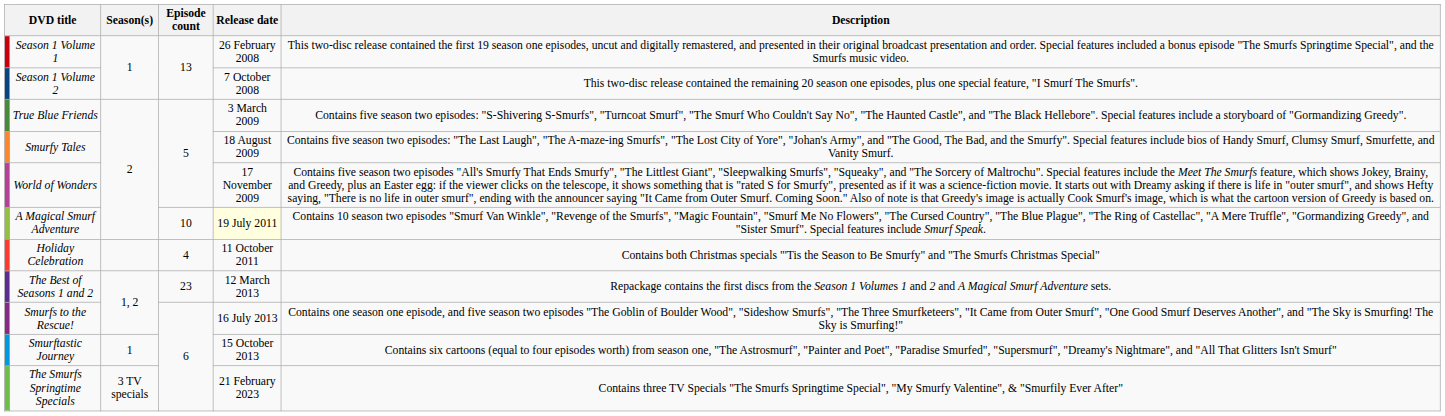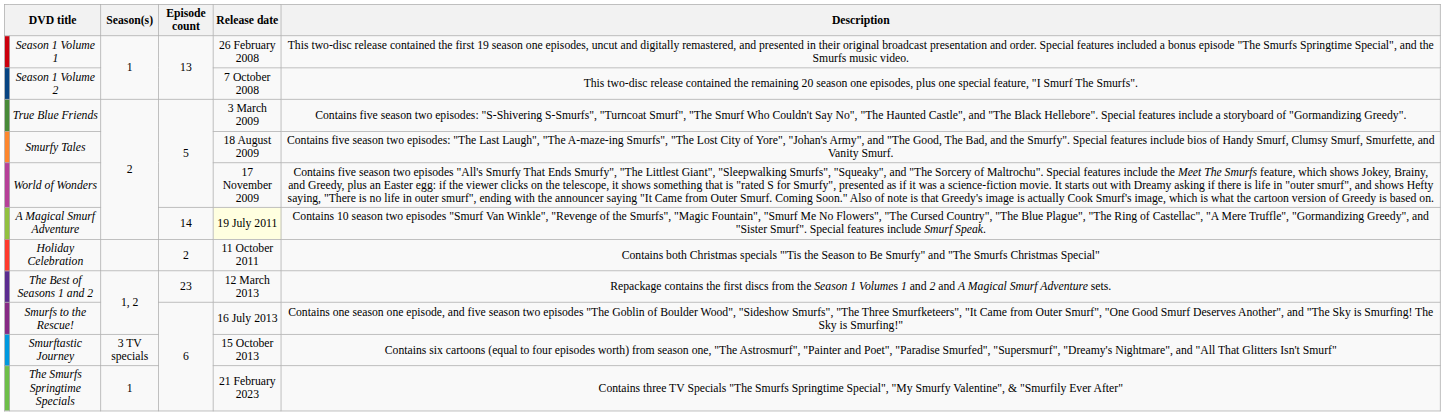(186, 223) 10 -> (186, 223) 14
(186, 255) 4 -> (186, 255) 2
(130, 350) 1 -> (130, 350) 3 TV specials
(130, 388) 3 TV specials -> (130, 388) 1
